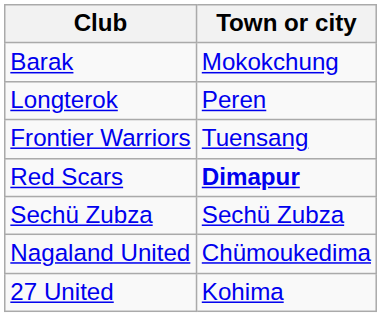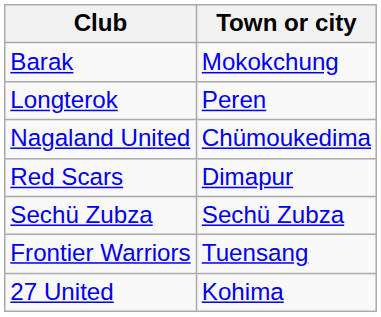rows swapped: (100, 253) <-> (100, 138)
(251, 176) bold -> (247, 176) normal
